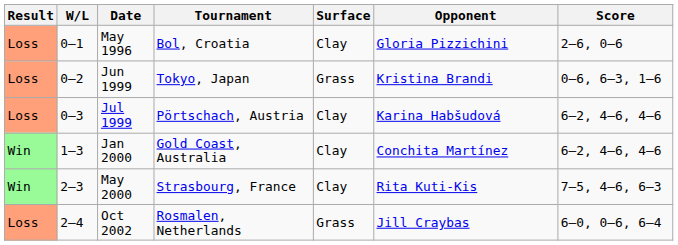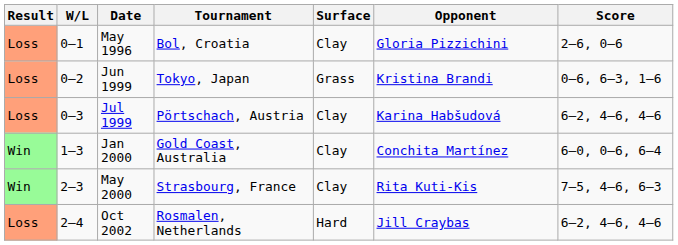(611, 151) 6–2, 4–6, 4–6 -> (611, 151) 6–0, 0–6, 6–4
(336, 223) Grass -> (332, 223) Hard
(611, 223) 6–0, 0–6, 6–4 -> (611, 223) 6–2, 4–6, 4–6
